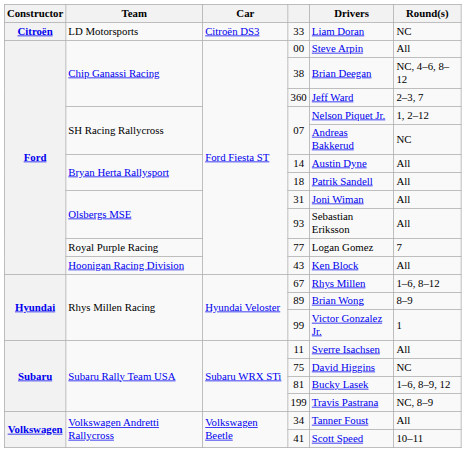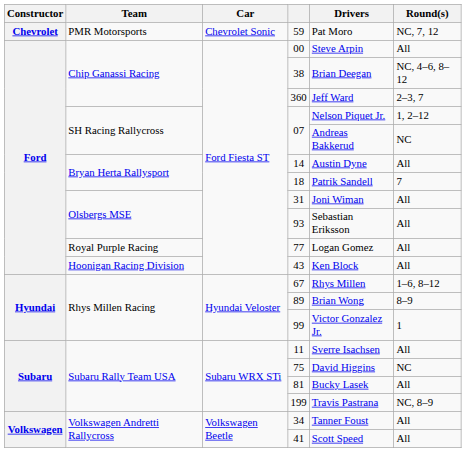+ row: (107, 31)
- row: (103, 31)
(403, 181) All -> (399, 181) 7
(399, 247) 7 -> (403, 247) All
(423, 385) 1–6, 8–9, 12 -> (403, 385) All
(410, 438) 10–11 -> (403, 438) All
